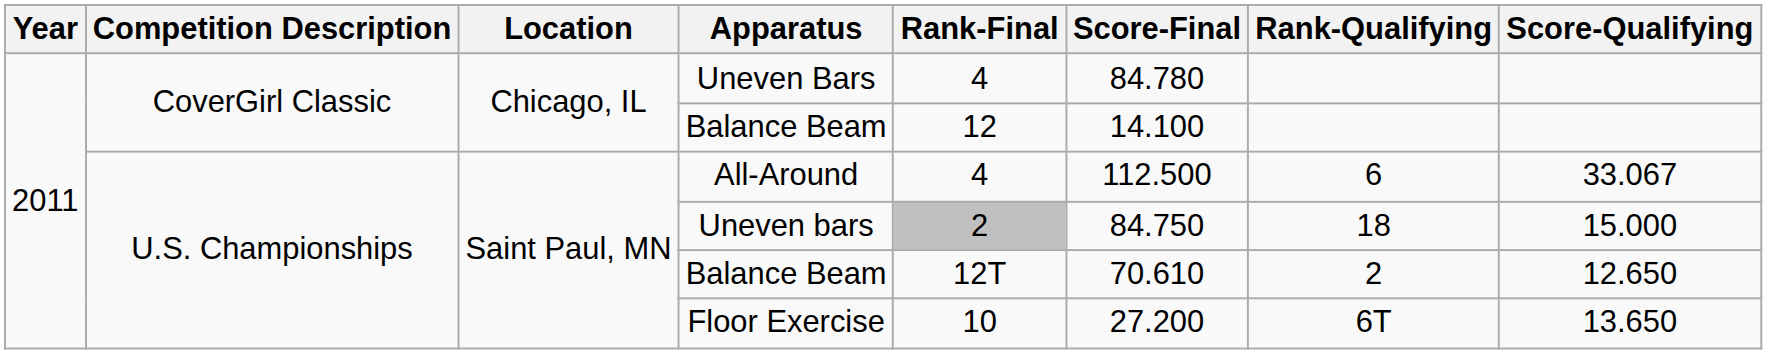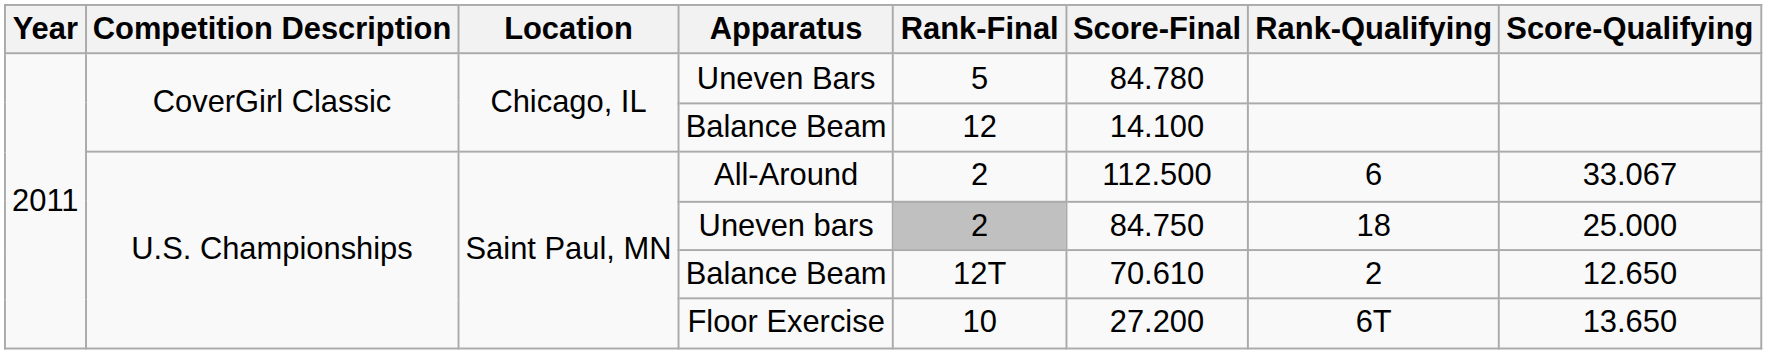(980, 77) 4 -> (980, 77) 5
(980, 175) 4 -> (980, 175) 2
(1630, 224) 15.000 -> (1630, 224) 25.000
